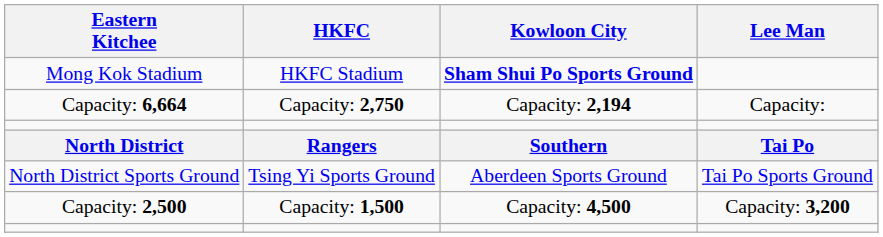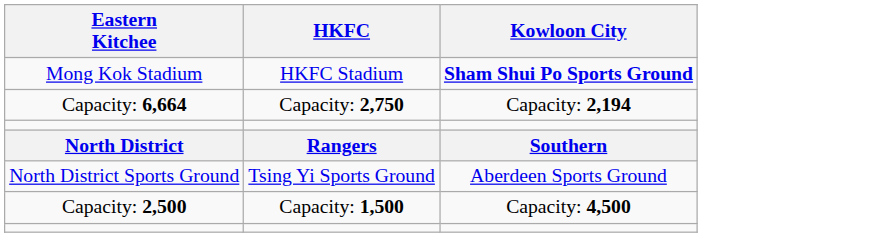- column: (787, 31)
